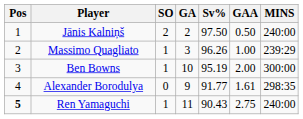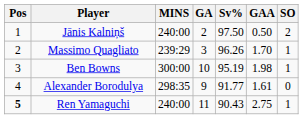columns swapped: (279, 13) <-> (166, 13)
(245, 50) 1.00 -> (262, 50) 1.70
(245, 68) 2.00 -> (262, 68) 1.98
